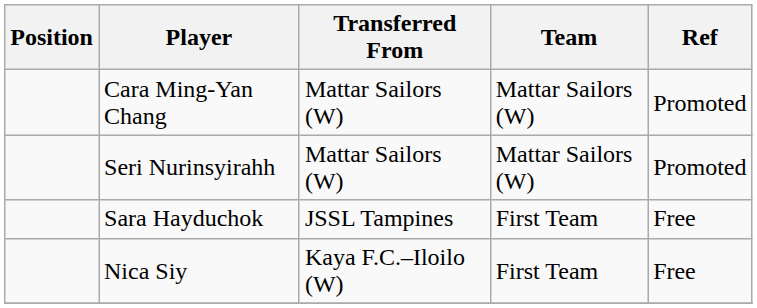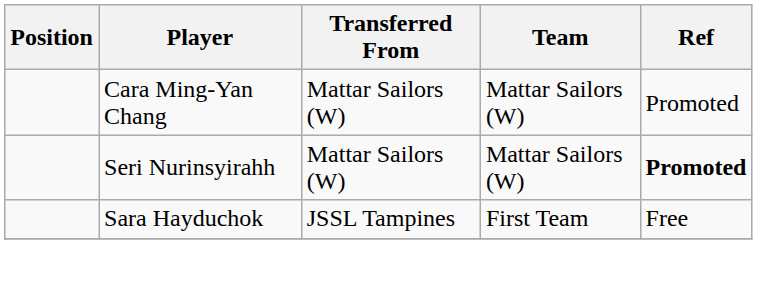(700, 167) normal -> (696, 167) bold
- row: (146, 270)
